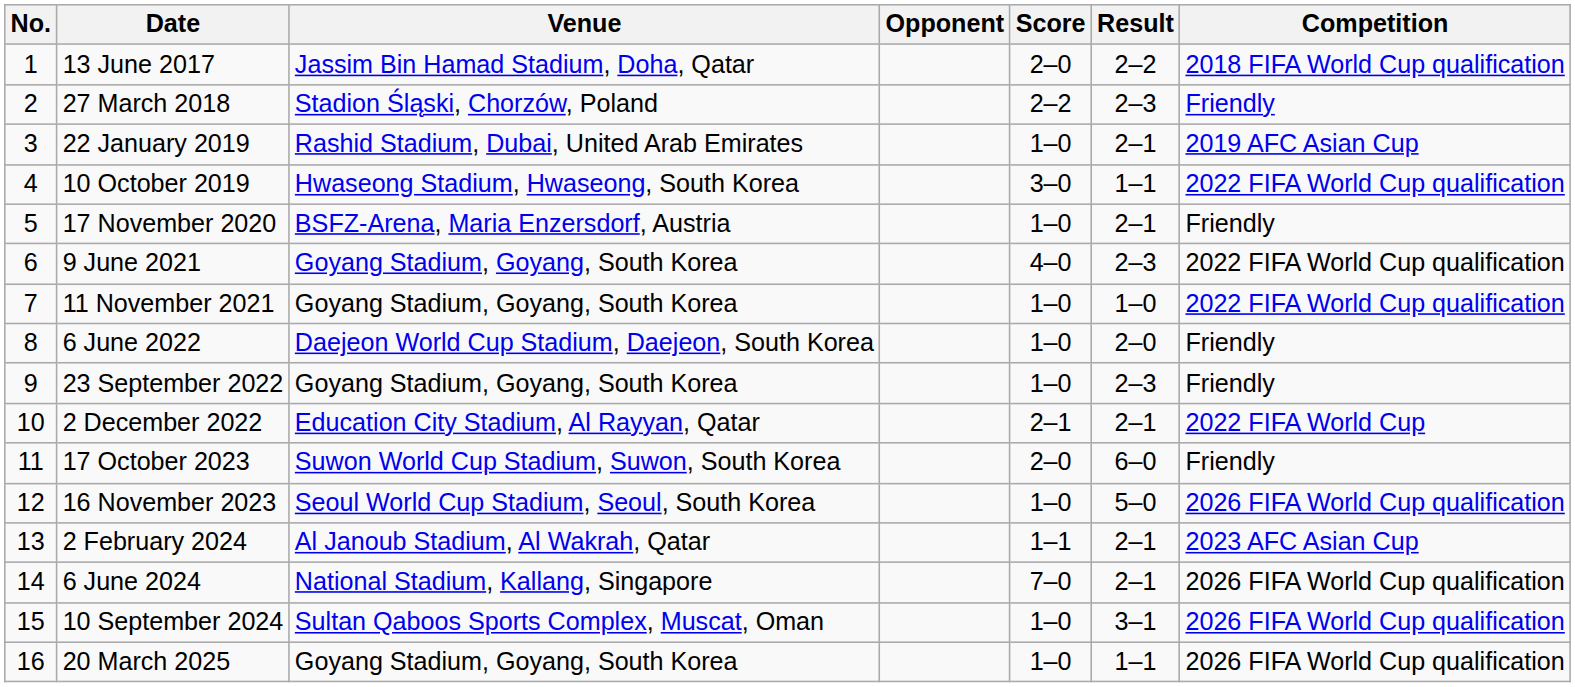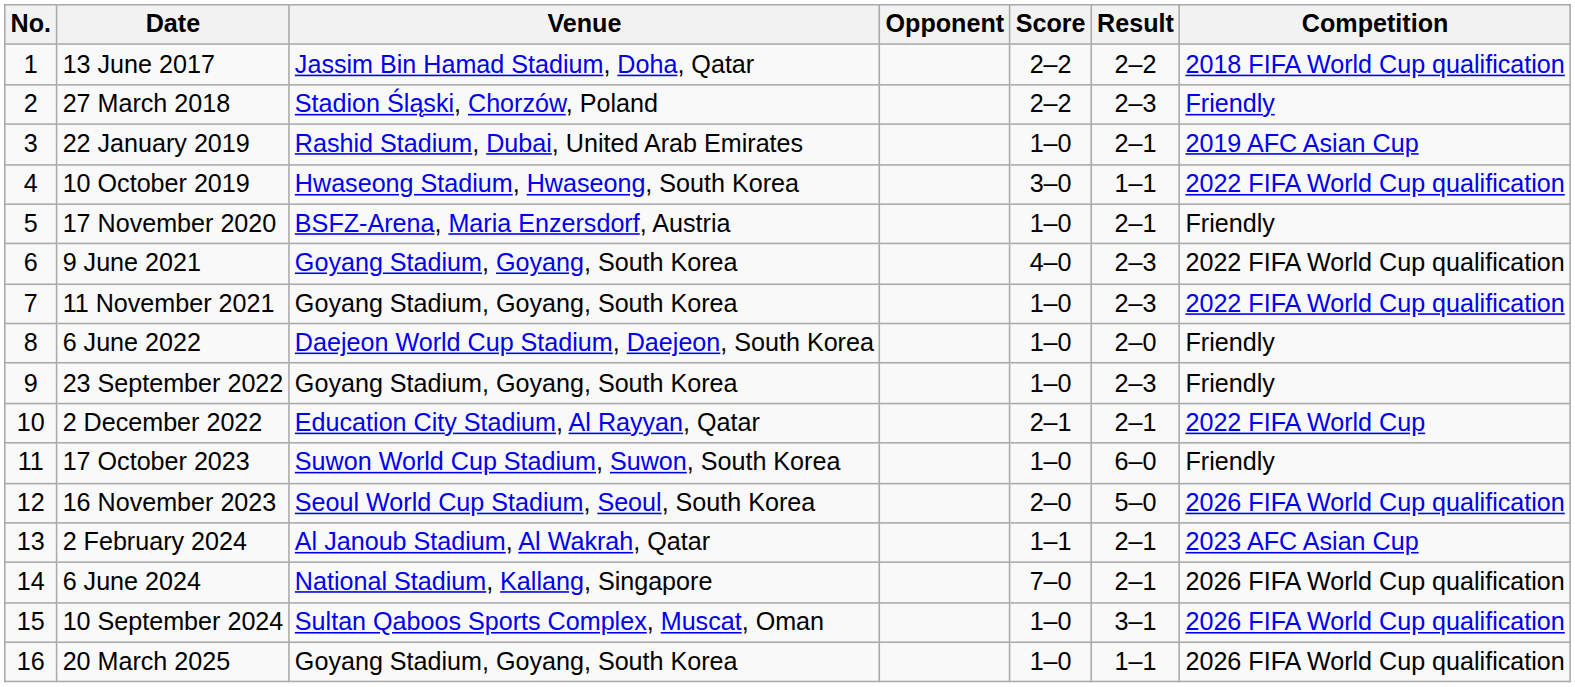(1051, 64) 2–0 -> (1051, 64) 2–2
(1135, 303) 1–0 -> (1135, 303) 2–3
(1051, 462) 2–0 -> (1051, 462) 1–0
(1051, 502) 1–0 -> (1051, 502) 2–0
